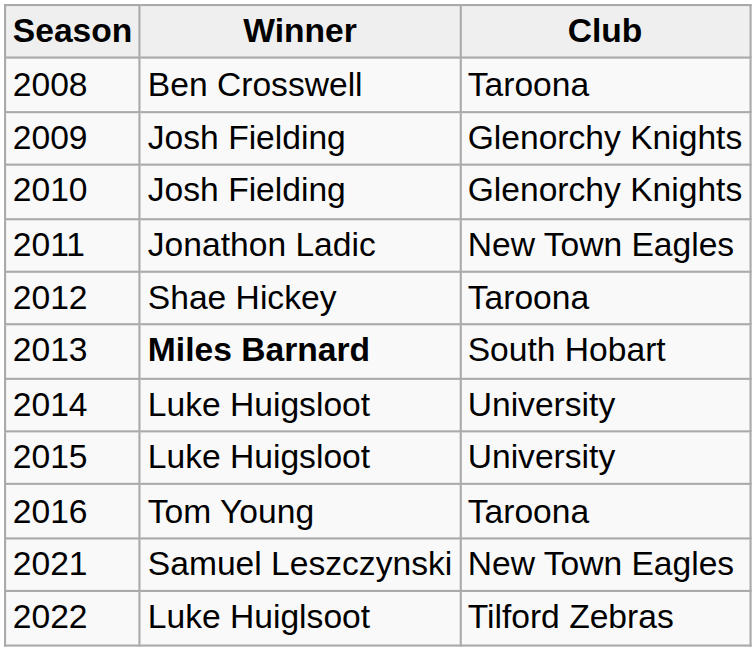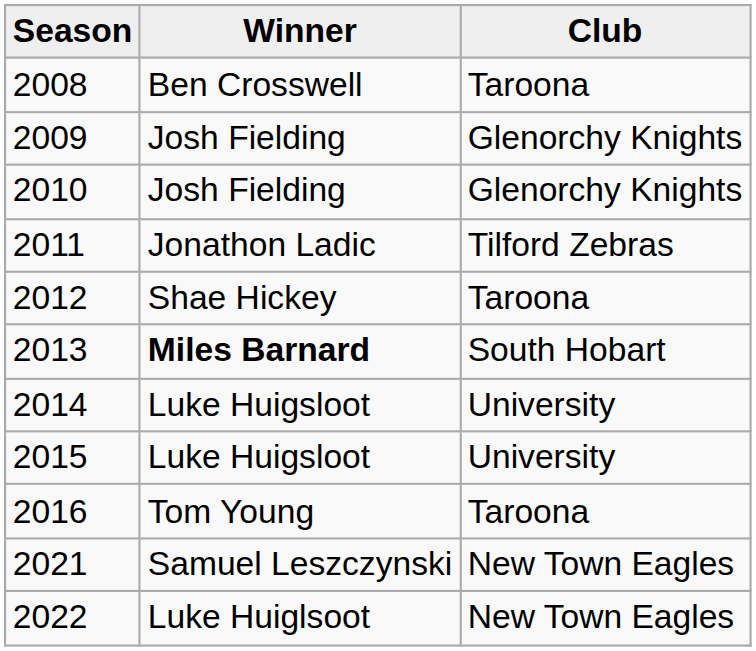(601, 244) New Town Eagles -> (571, 244) Tilford Zebras
(571, 617) Tilford Zebras -> (601, 617) New Town Eagles
